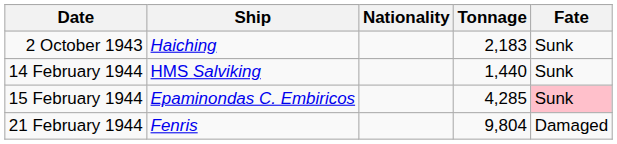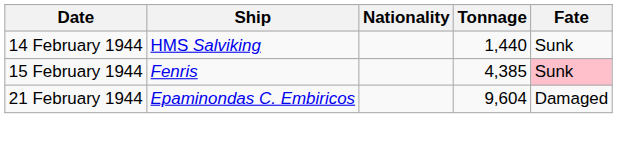- row: (84, 44)
(253, 98) Epaminondas C. Embiricos -> (174, 71) Fenris
(506, 98) 4,285 -> (506, 71) 4,385
(174, 125) Fenris -> (253, 98) Epaminondas C. Embiricos
(506, 125) 9,804 -> (506, 98) 9,604
